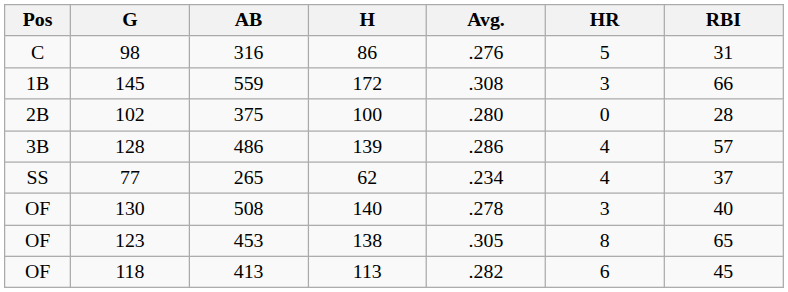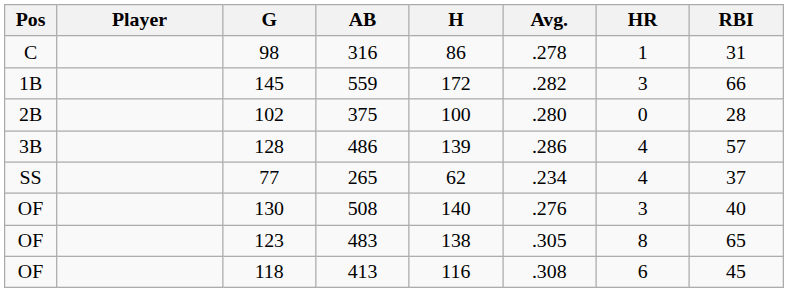+ column: (139, 20)
(486, 51) .276 -> (549, 51) .278
(605, 51) 5 -> (643, 51) 1
(486, 83) .308 -> (549, 83) .282
(486, 209) .278 -> (549, 209) .276
(249, 240) 453 -> (363, 240) 483
(367, 271) 113 -> (456, 271) 116
(486, 271) .282 -> (549, 271) .308
